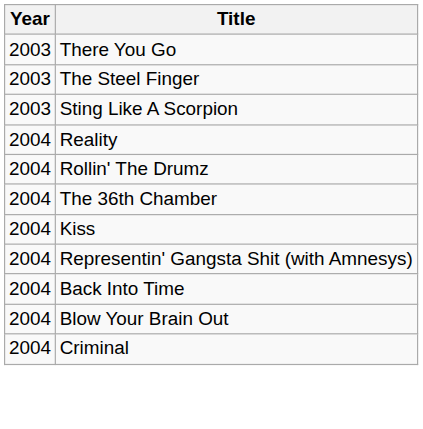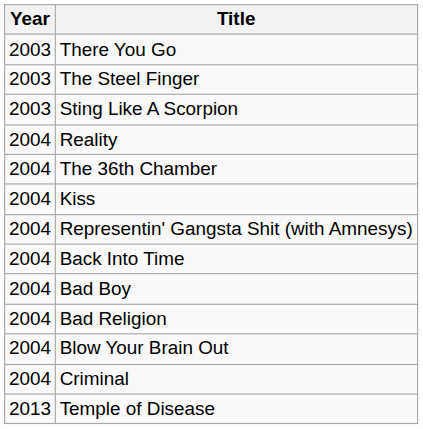- row: (134, 169)
+ row: (95, 288)
+ row: (113, 318)
+ row: (137, 408)
